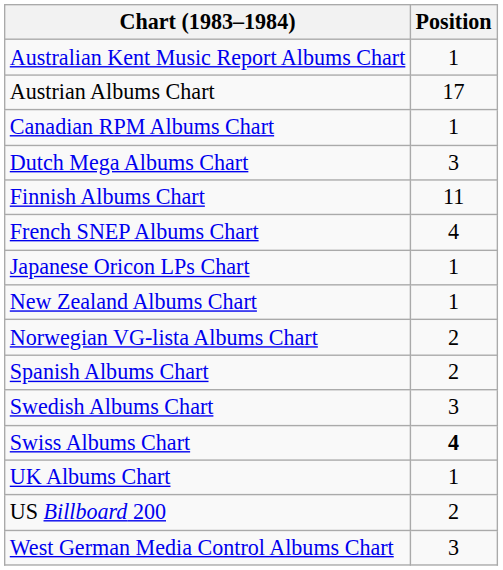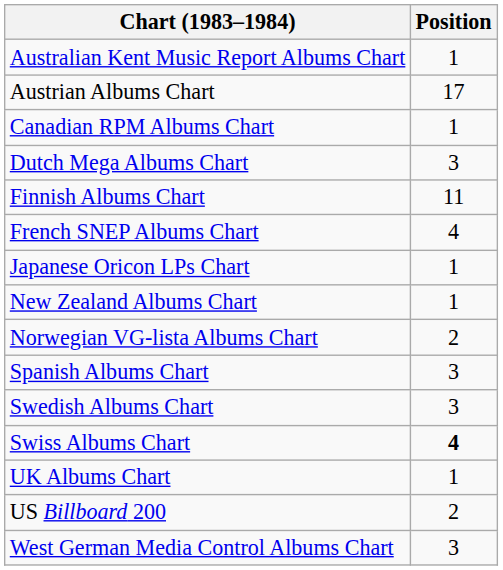(454, 372) 2 -> (454, 372) 3
